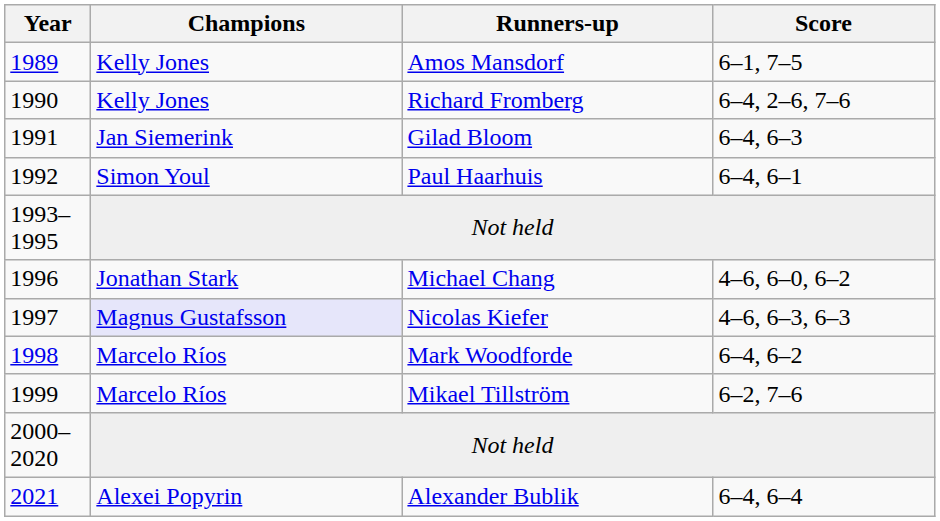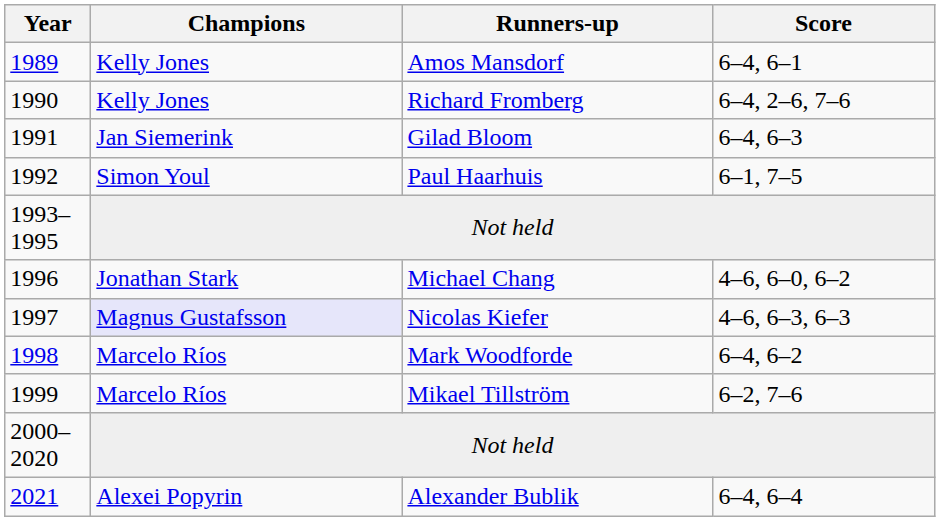(760, 61) 6–1, 7–5 -> (760, 61) 6–4, 6–1
(760, 175) 6–4, 6–1 -> (760, 175) 6–1, 7–5
